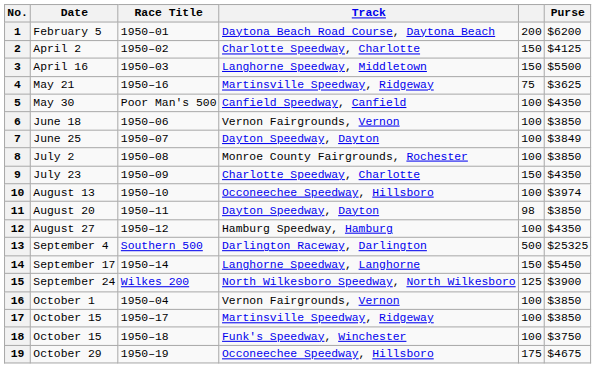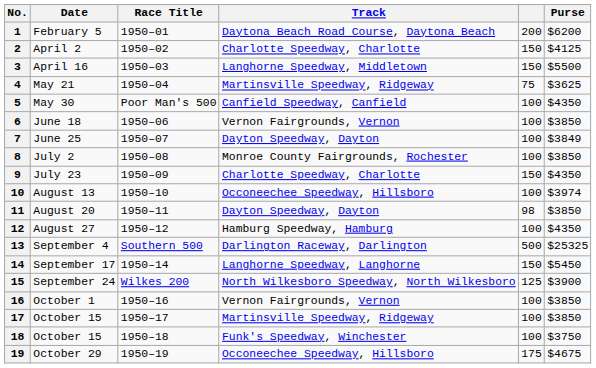(145, 85) 1950–16 -> (145, 85) 1950–04
(145, 300) 1950–04 -> (145, 300) 1950–16
